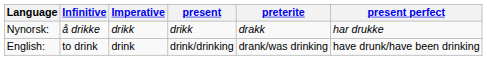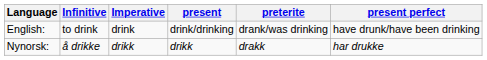rows swapped: (28, 30) <-> (26, 47)
